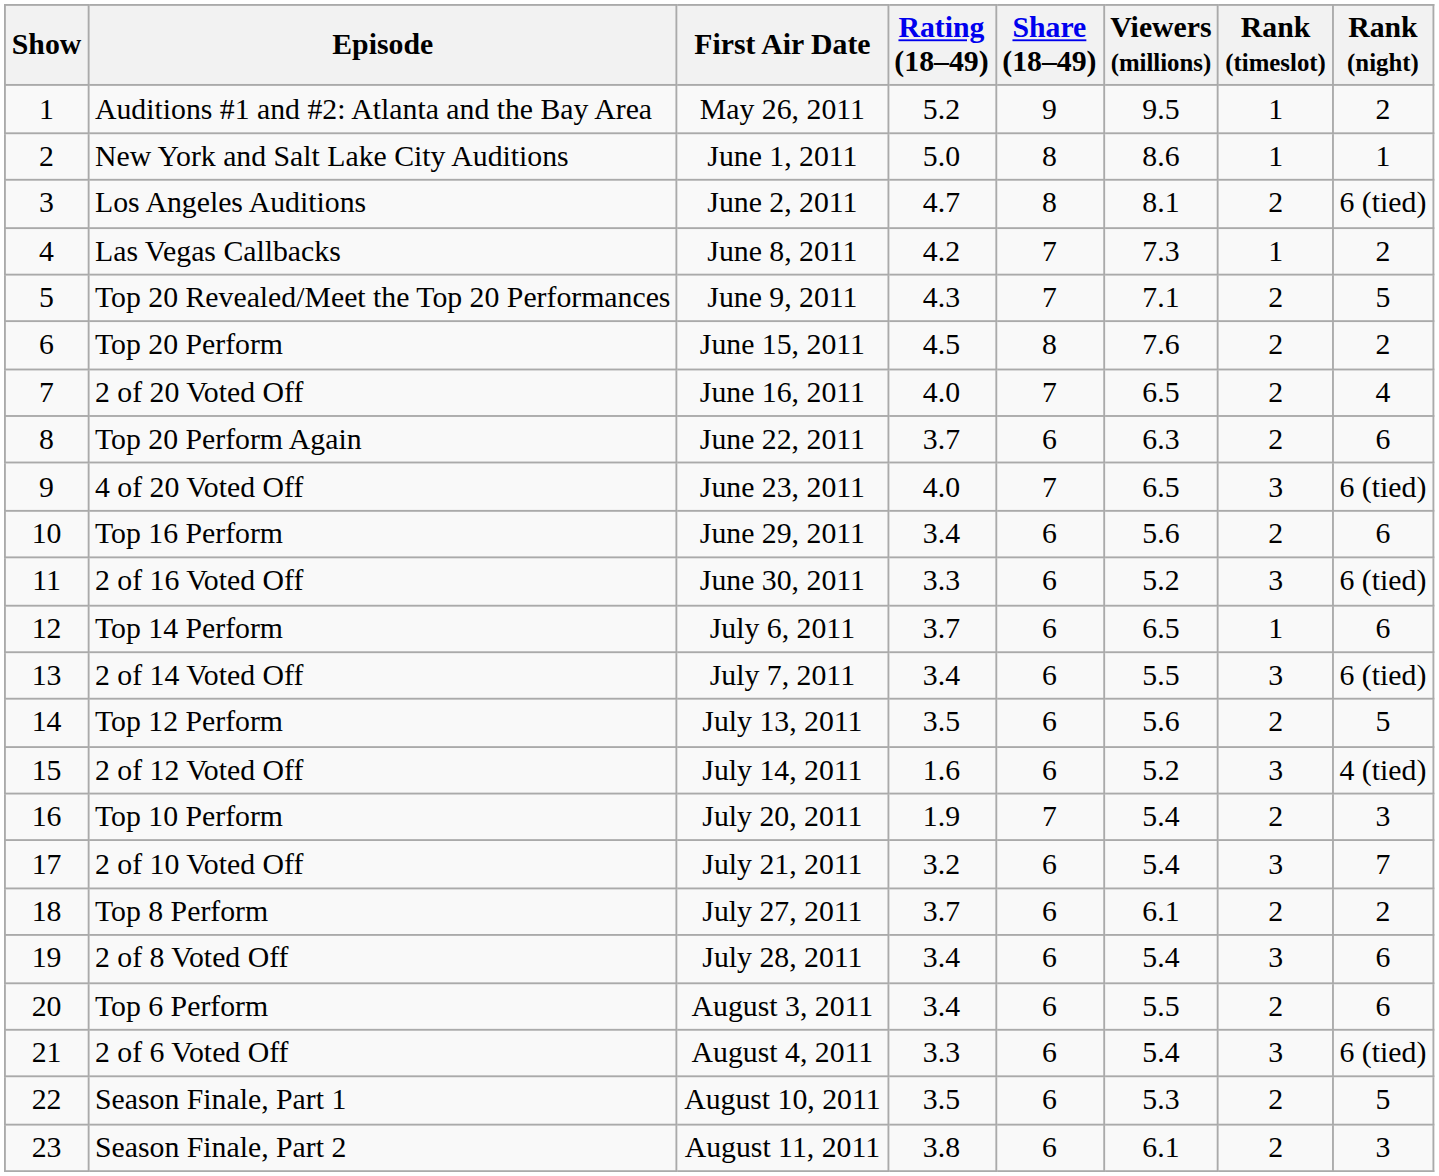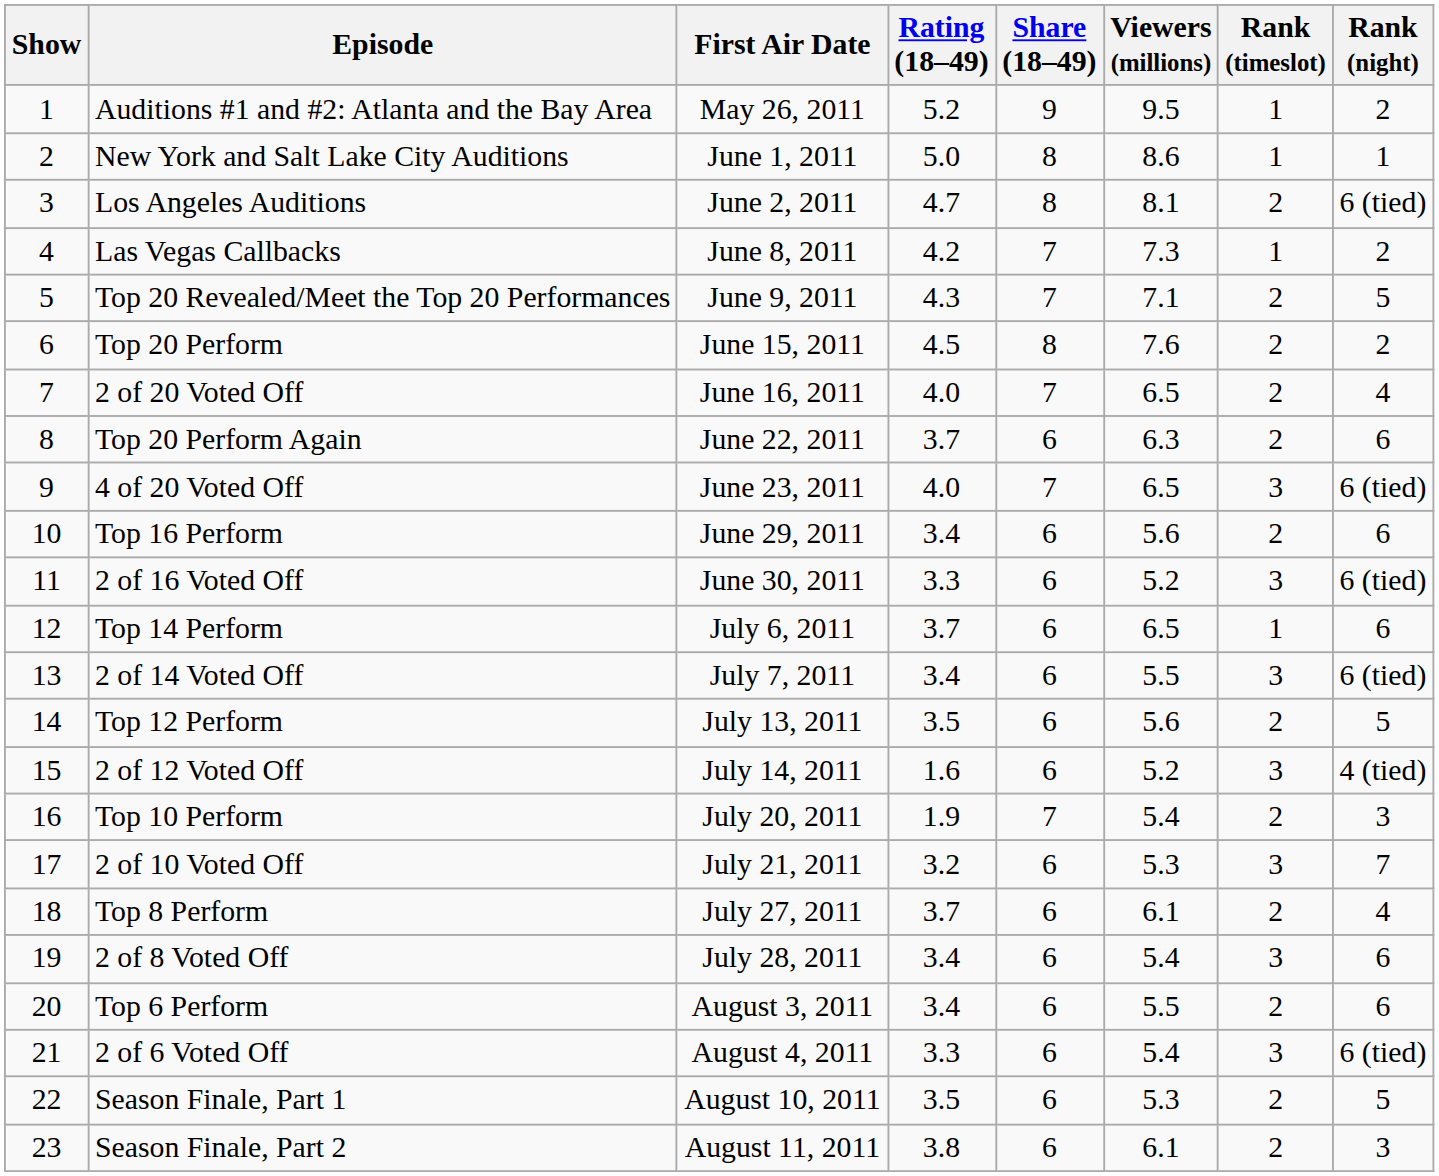(1161, 863) 5.4 -> (1161, 863) 5.3
(1383, 911) 2 -> (1383, 911) 4
